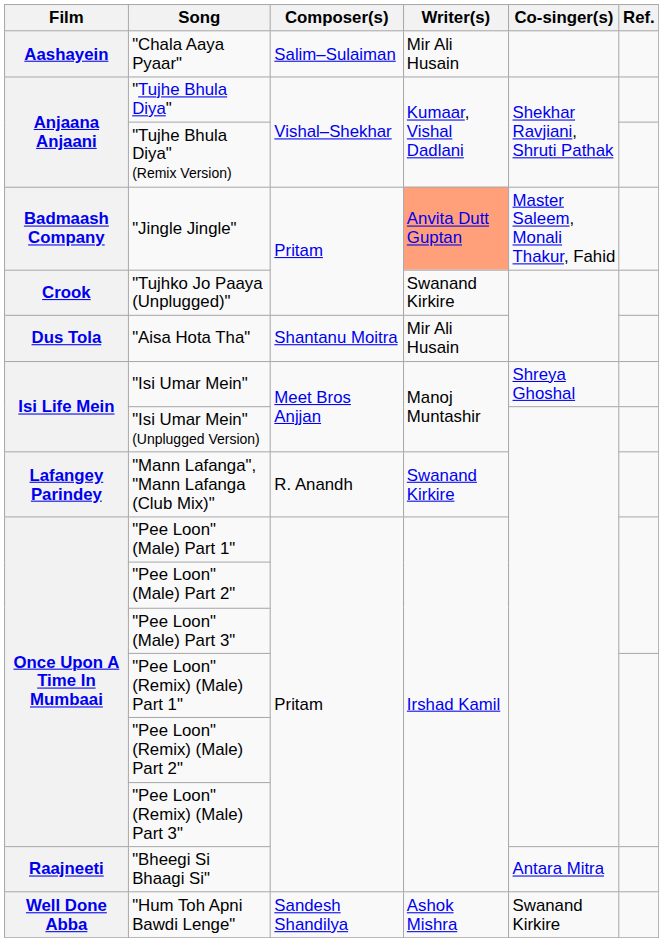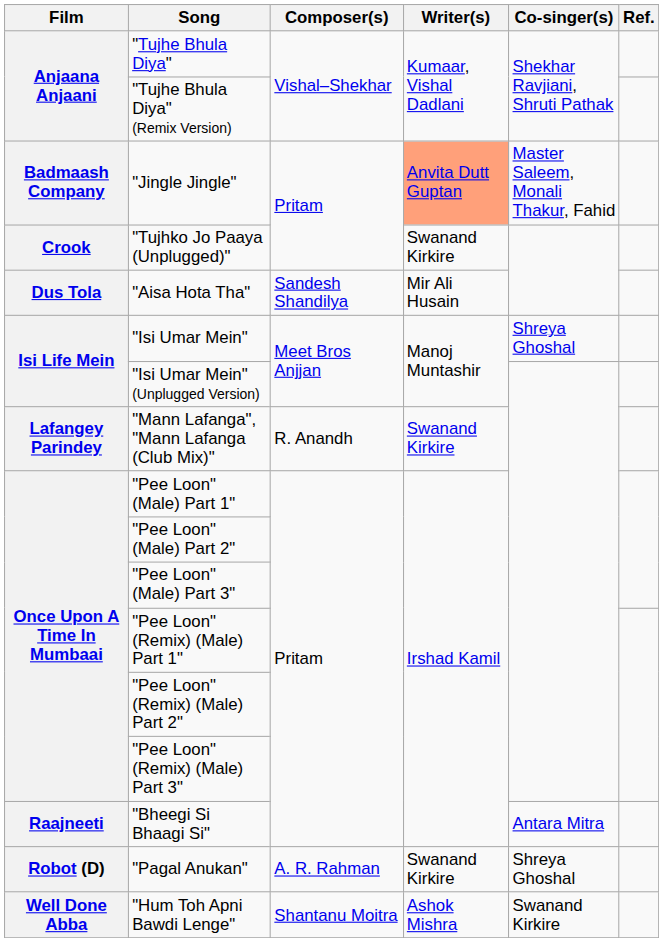- row: (178, 53)
(336, 338) Shantanu Moitra -> (311, 292) Sandesh Shandilya
+ row: (190, 869)
(311, 914) Sandesh Shandilya -> (336, 914) Shantanu Moitra
